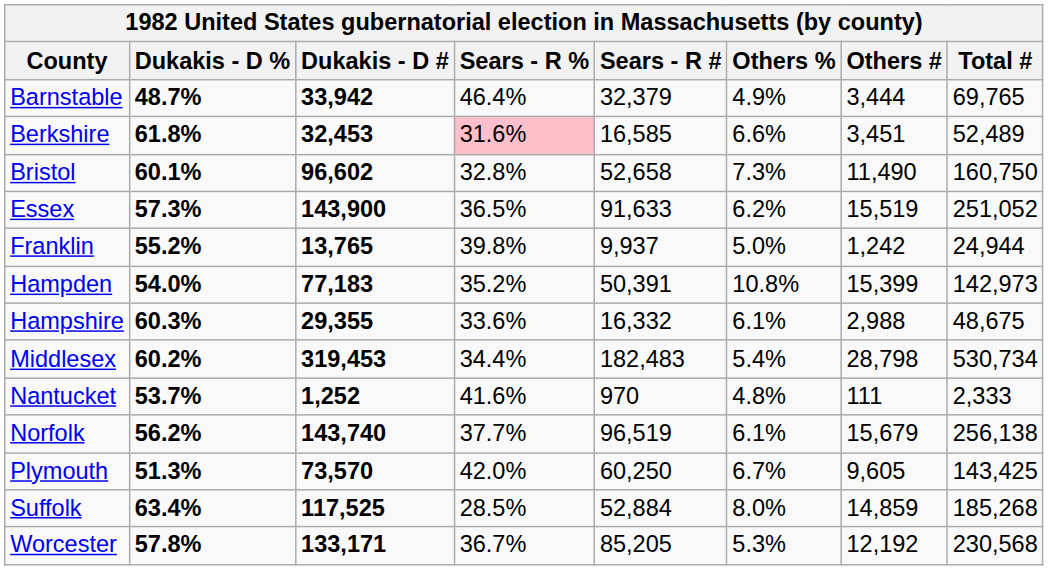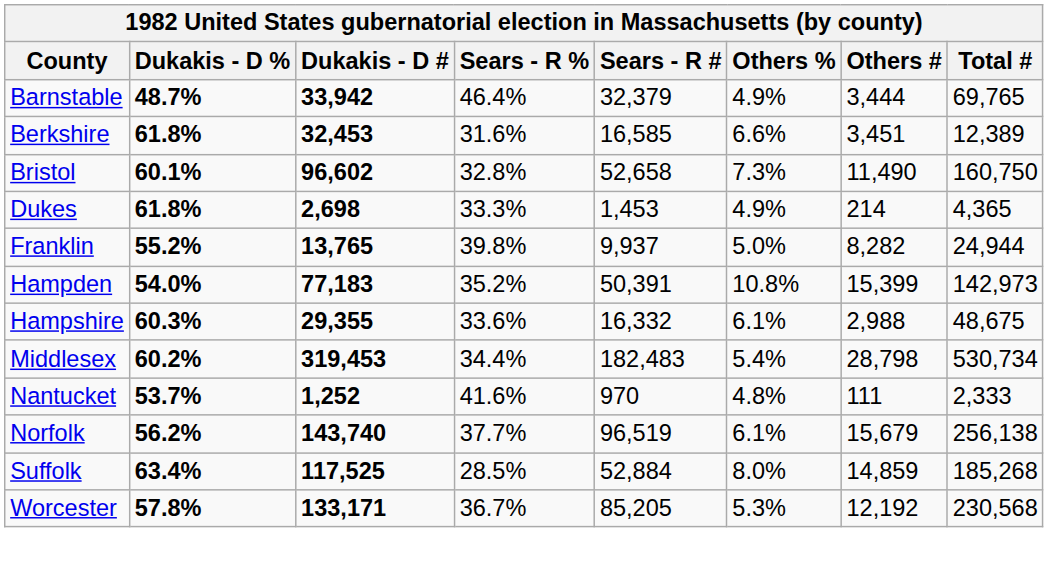(493, 135) pink background -> (493, 135) no background
(989, 135) 52,489 -> (989, 135) 12,389
+ row: (43, 209)
- row: (42, 209)
(876, 246) 1,242 -> (876, 246) 8,282
- row: (59, 470)
